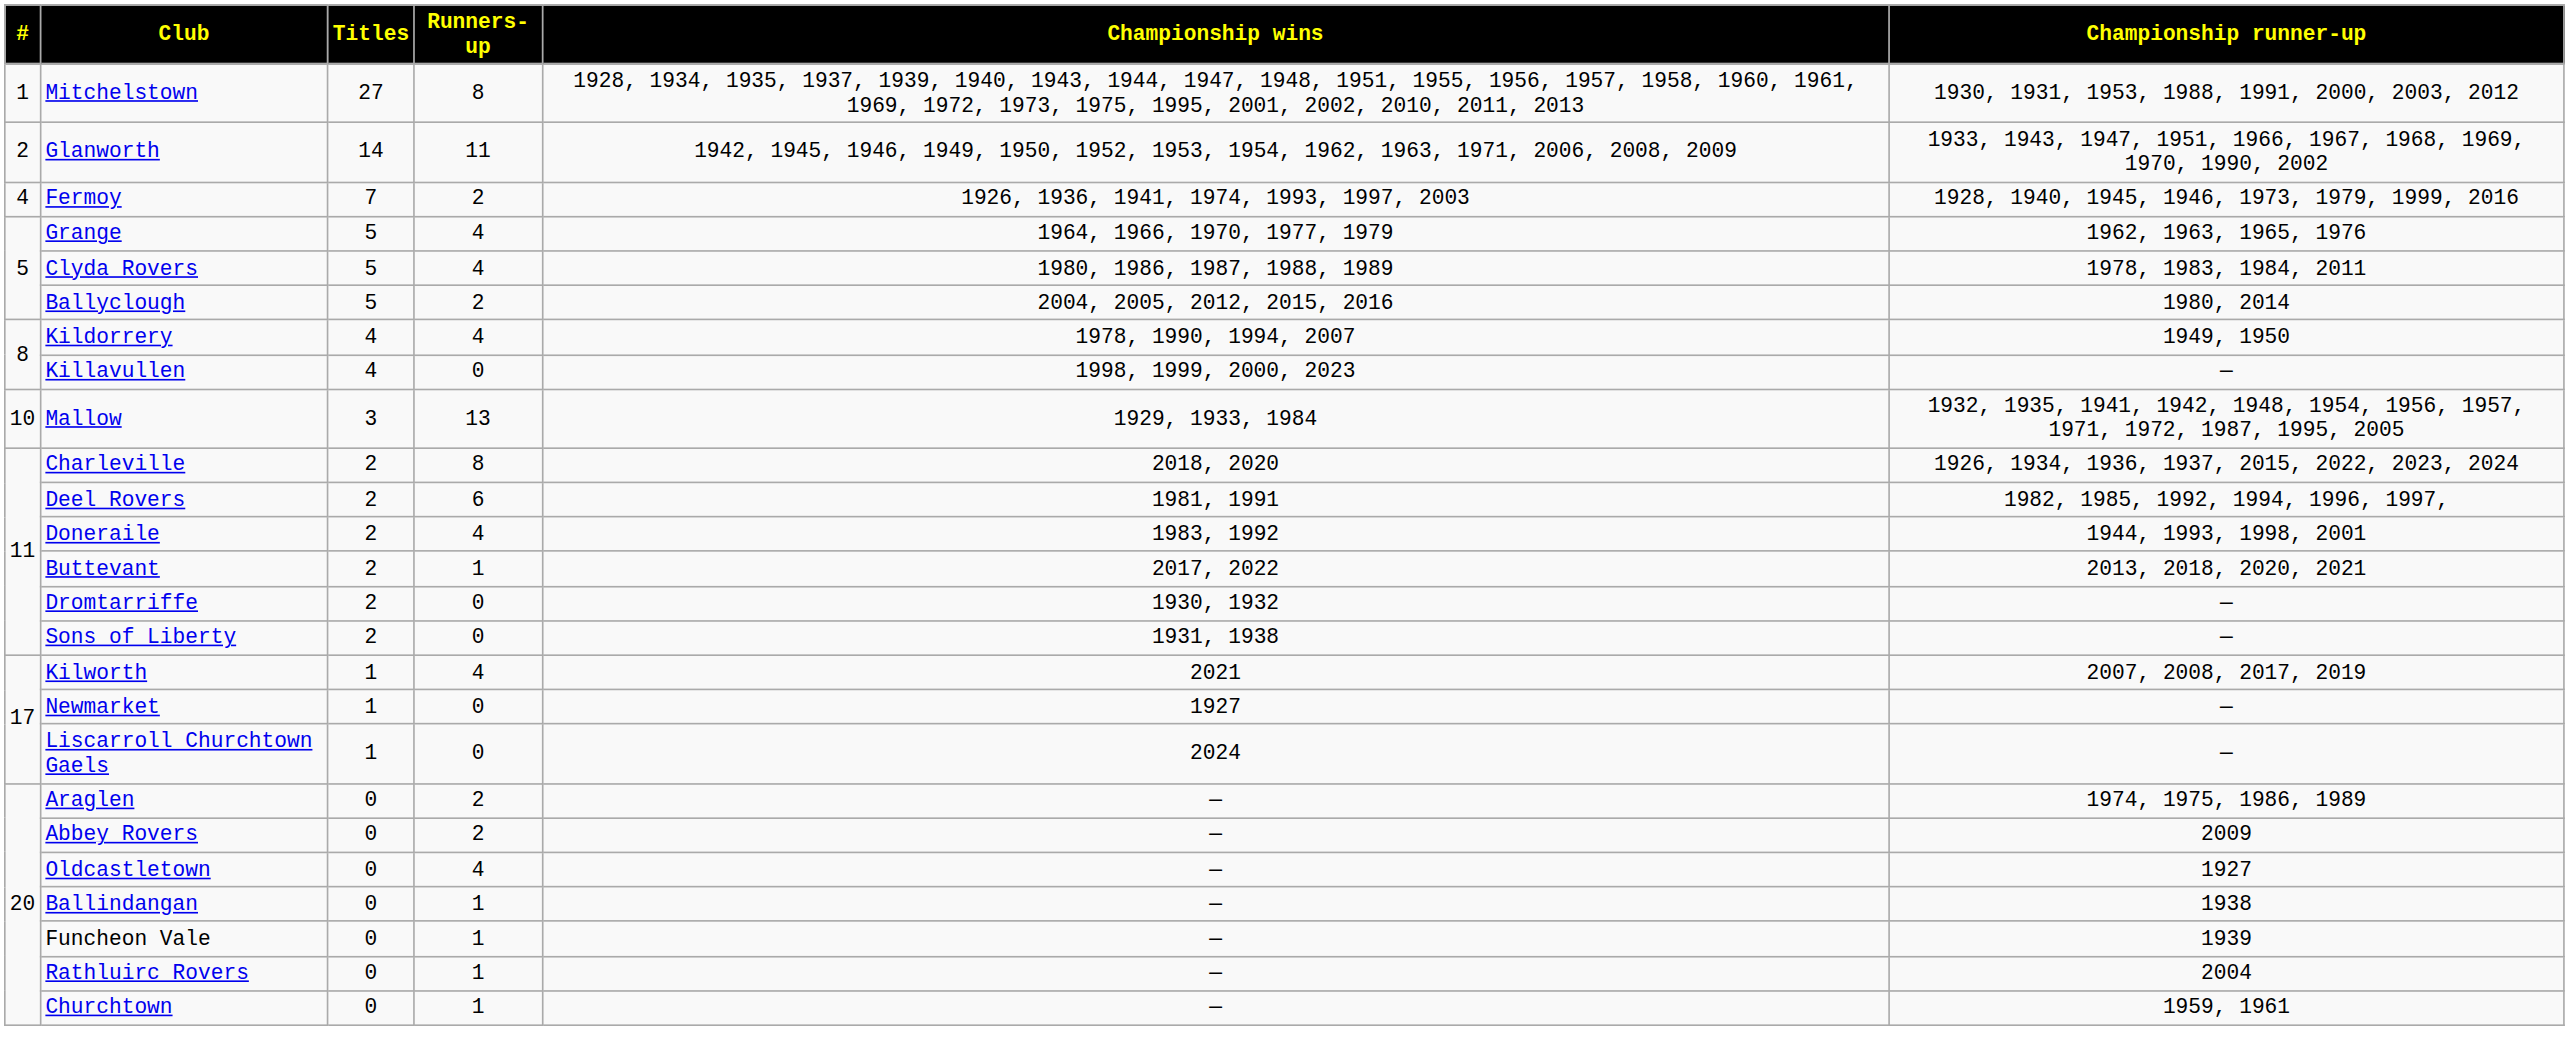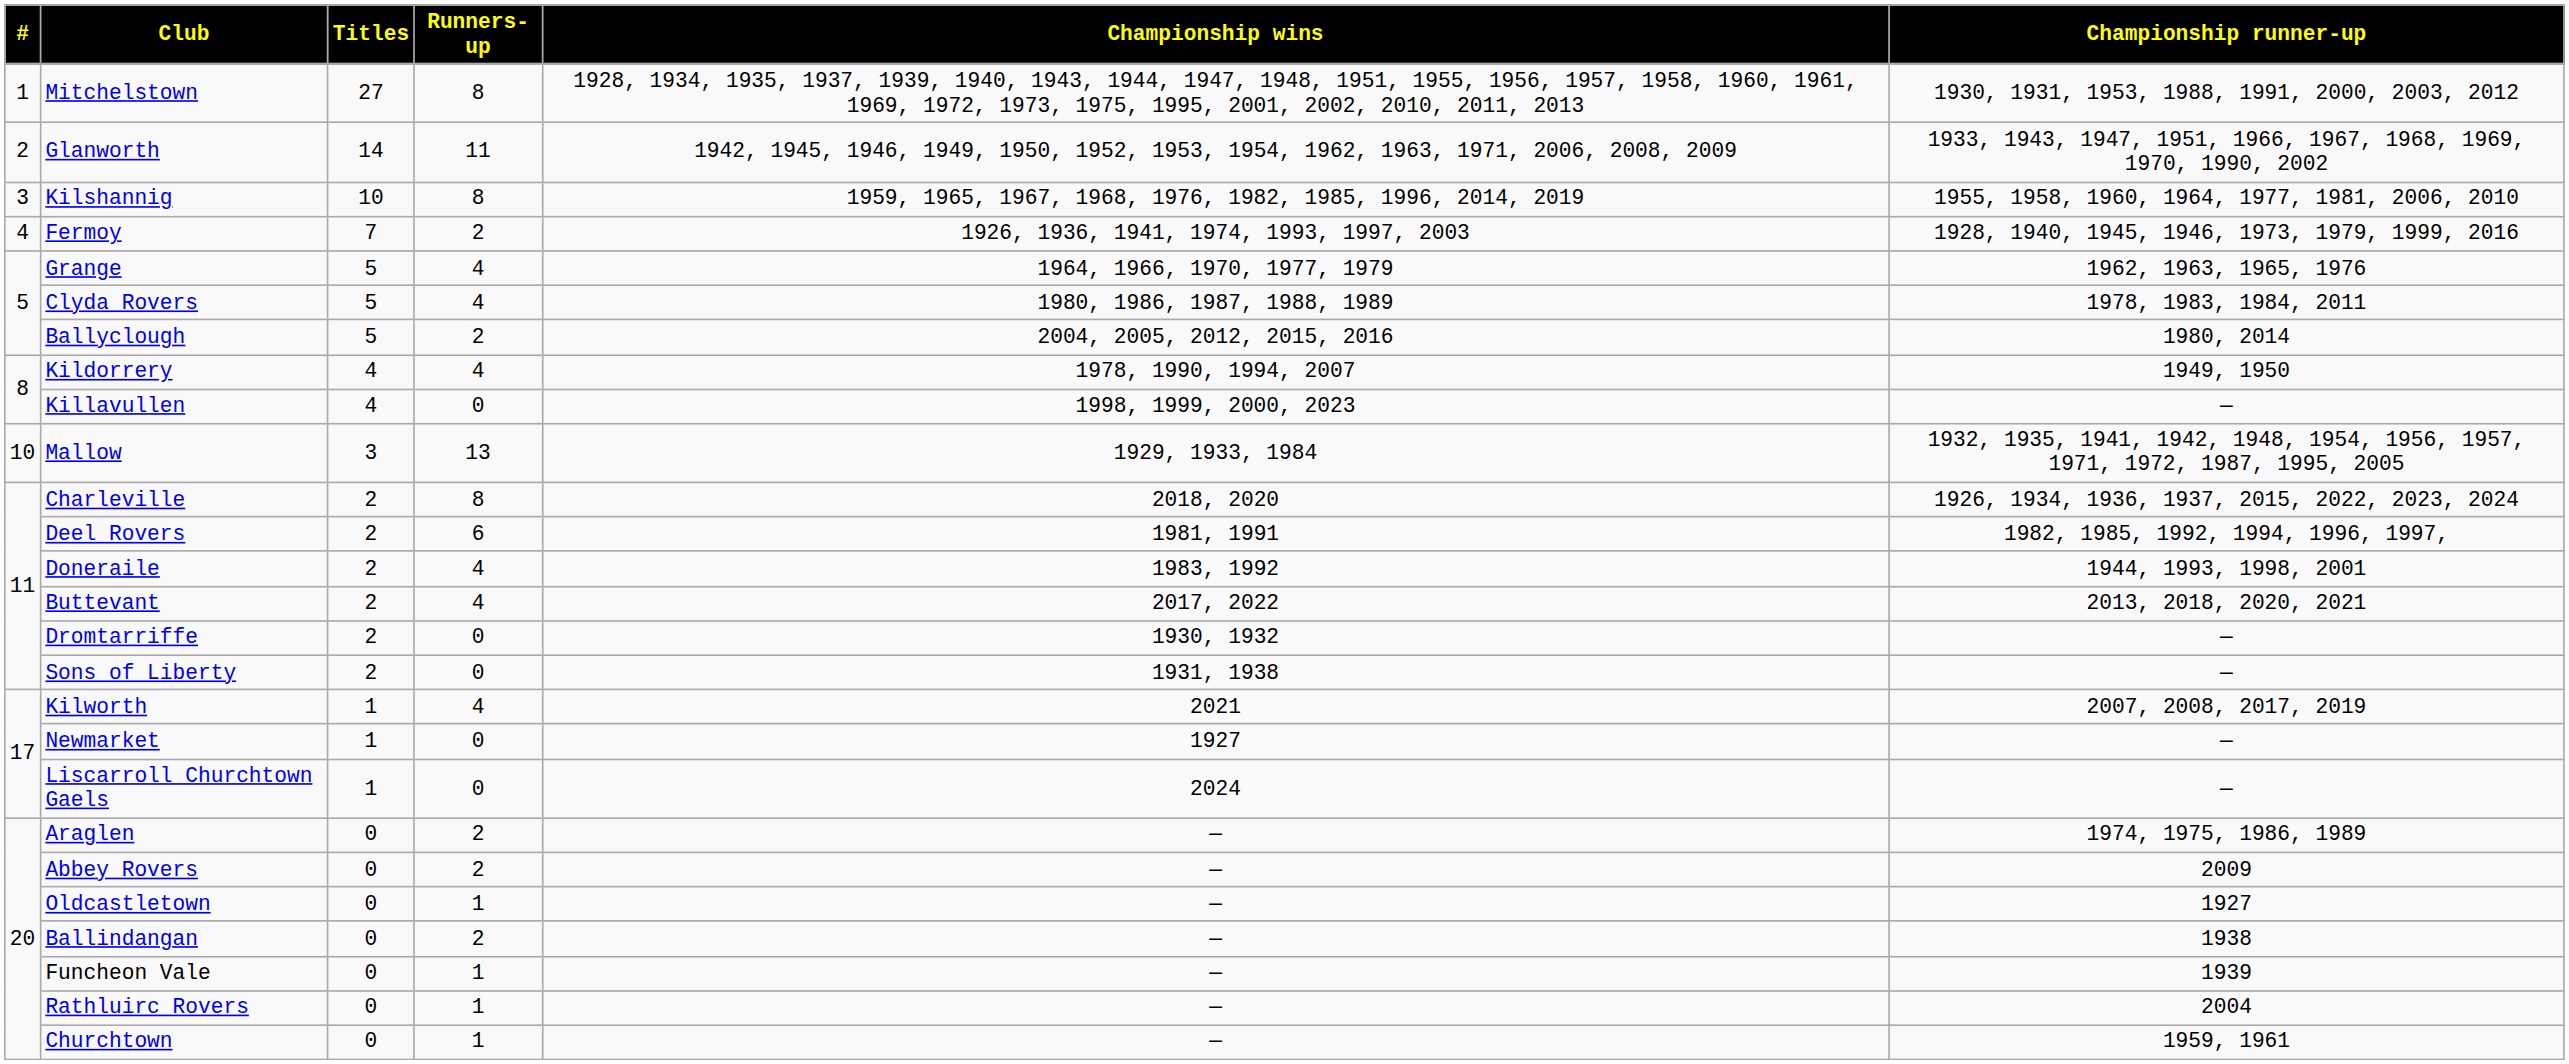+ row: (109, 199)
(478, 569) 1 -> (478, 603) 4
(478, 870) 4 -> (478, 904) 1
(478, 904) 1 -> (478, 939) 2
